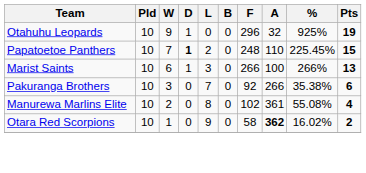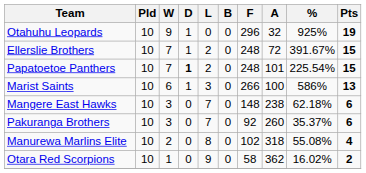+ row: (51, 50)
(275, 50) 110 -> (275, 68) 101
(312, 50) 225.45% -> (312, 68) 225.54%
(312, 68) 266% -> (312, 86) 586%
+ row: (62, 104)
(275, 86) 266 -> (275, 123) 260
(312, 86) 35.38% -> (312, 123) 35.37%
(275, 104) 361 -> (275, 141) 318
(275, 123) bold -> (275, 159) normal
